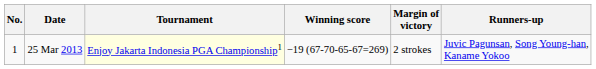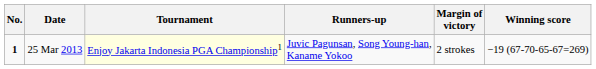columns swapped: (338, 19) <-> (516, 19)
(15, 49) normal -> (15, 49) bold
